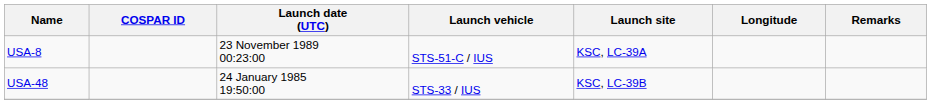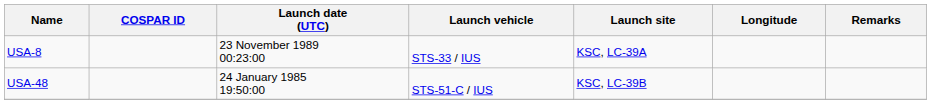(452, 58) STS-51-C / IUS -> (446, 58) STS-33 / IUS
(446, 90) STS-33 / IUS -> (452, 90) STS-51-C / IUS
